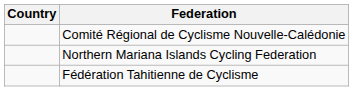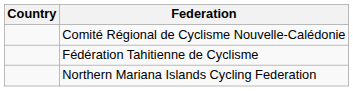rows swapped: (189, 55) <-> (160, 75)
